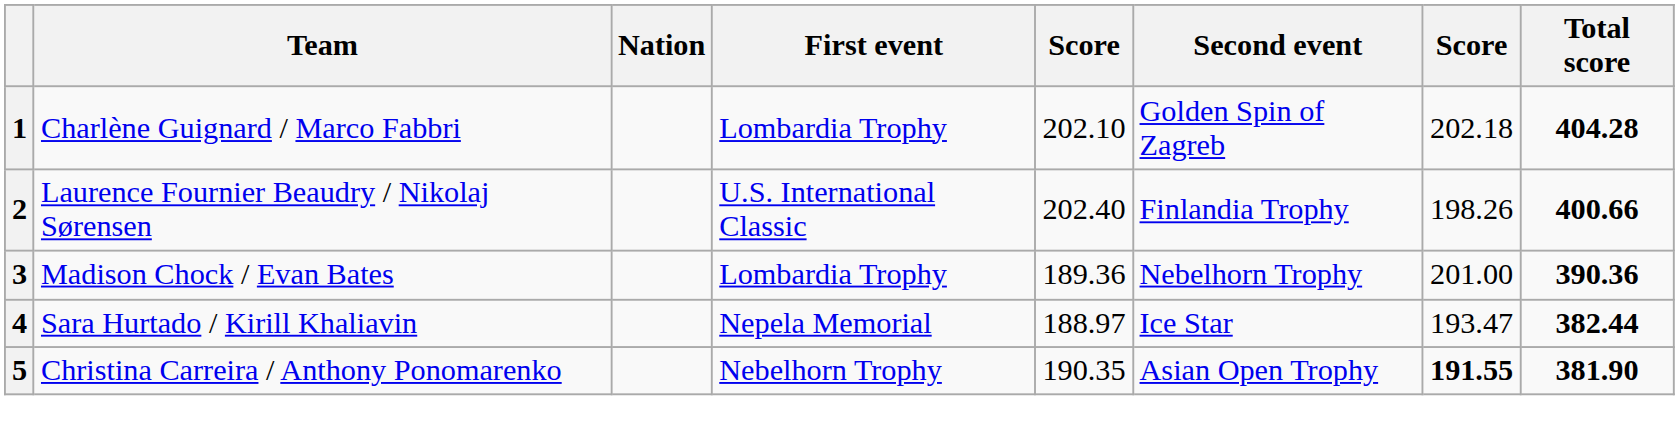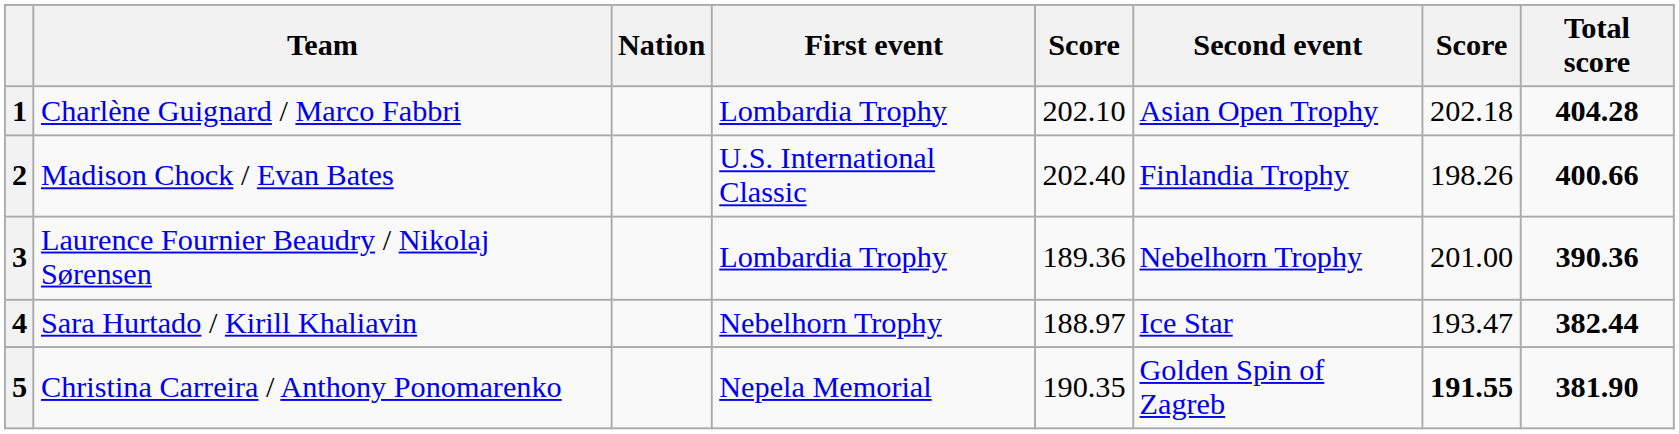(1232, 127) Golden Spin of Zagreb -> (1259, 110) Asian Open Trophy
(265, 209) Laurence Fournier Beaudry / Nikolaj Sørensen -> (217, 175) Madison Chock / Evan Bates
(217, 274) Madison Chock / Evan Bates -> (265, 257) Laurence Fournier Beaudry / Nikolaj Sørensen
(825, 322) Nepela Memorial -> (831, 322) Nebelhorn Trophy
(831, 370) Nebelhorn Trophy -> (825, 387) Nepela Memorial
(1259, 370) Asian Open Trophy -> (1232, 387) Golden Spin of Zagreb
